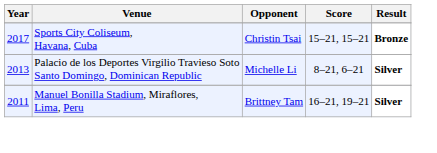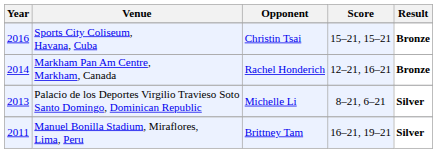(18, 38) 2017 -> (18, 38) 2016
+ row: (93, 70)
